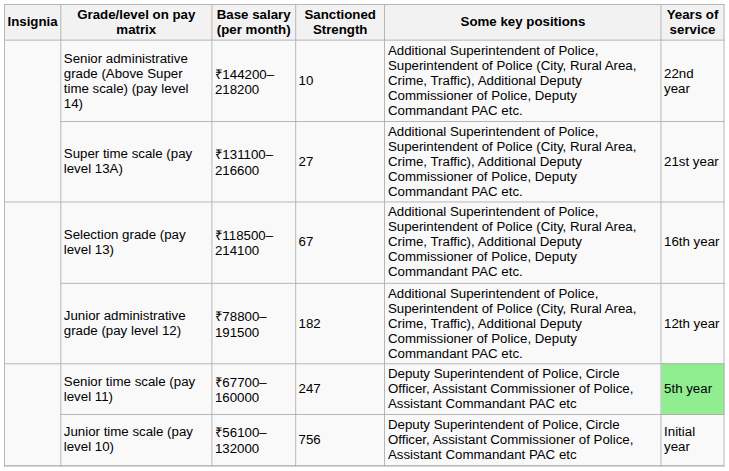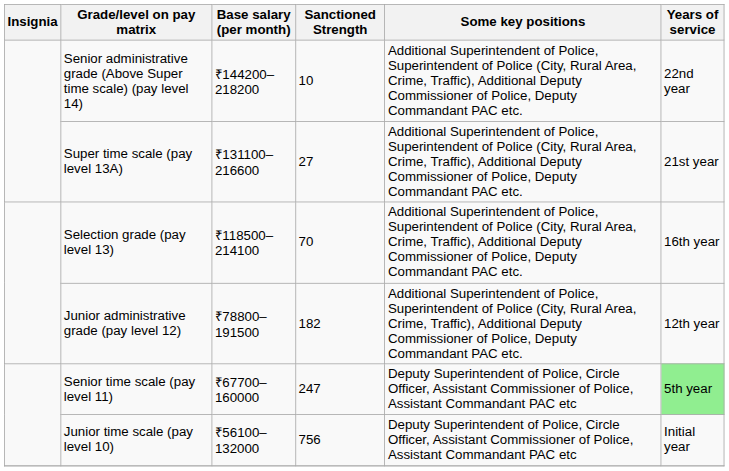(306, 242) 67 -> (306, 242) 70
